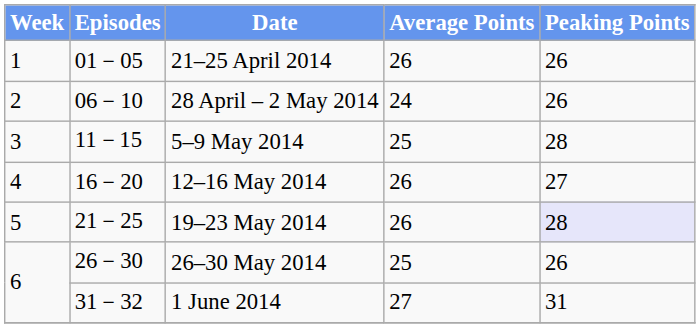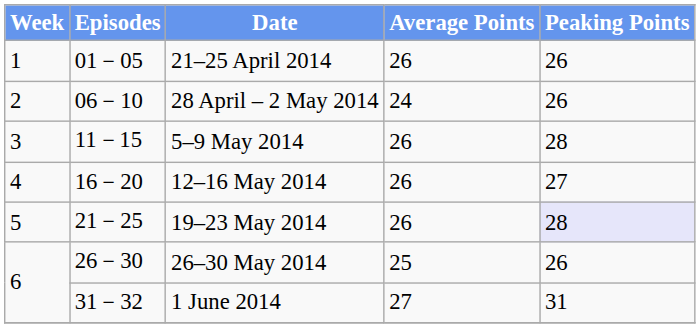(400, 141) 25 -> (400, 141) 26
